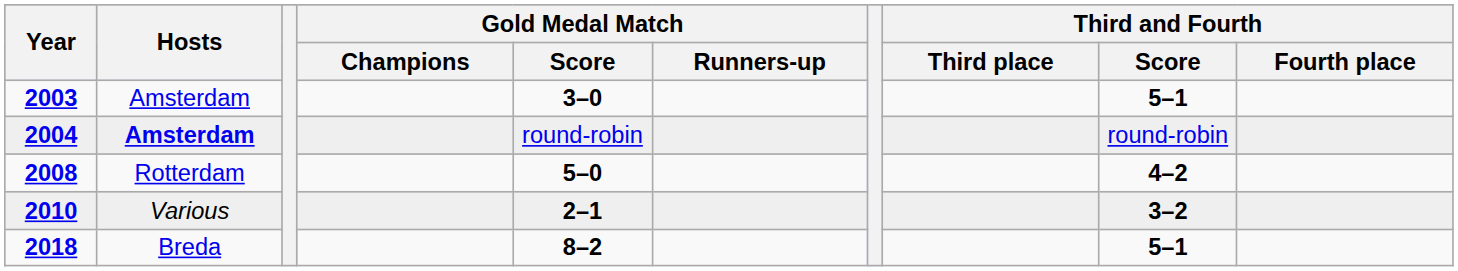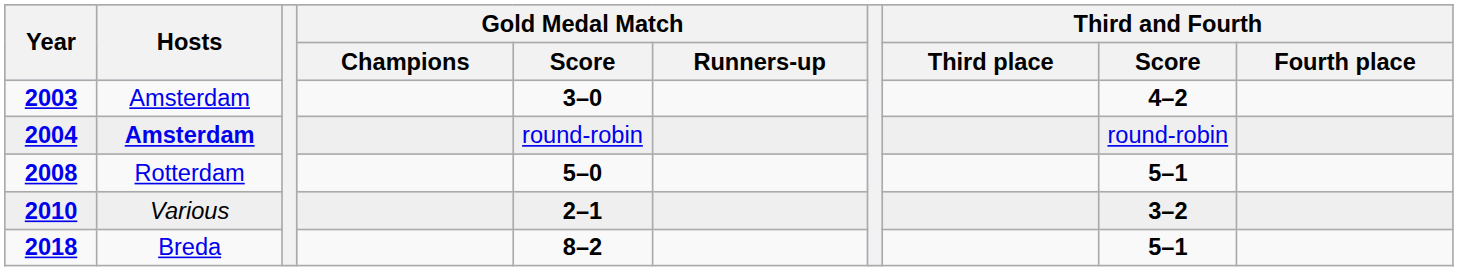(1168, 98) 5–1 -> (1168, 98) 4–2
(1168, 173) 4–2 -> (1168, 173) 5–1
